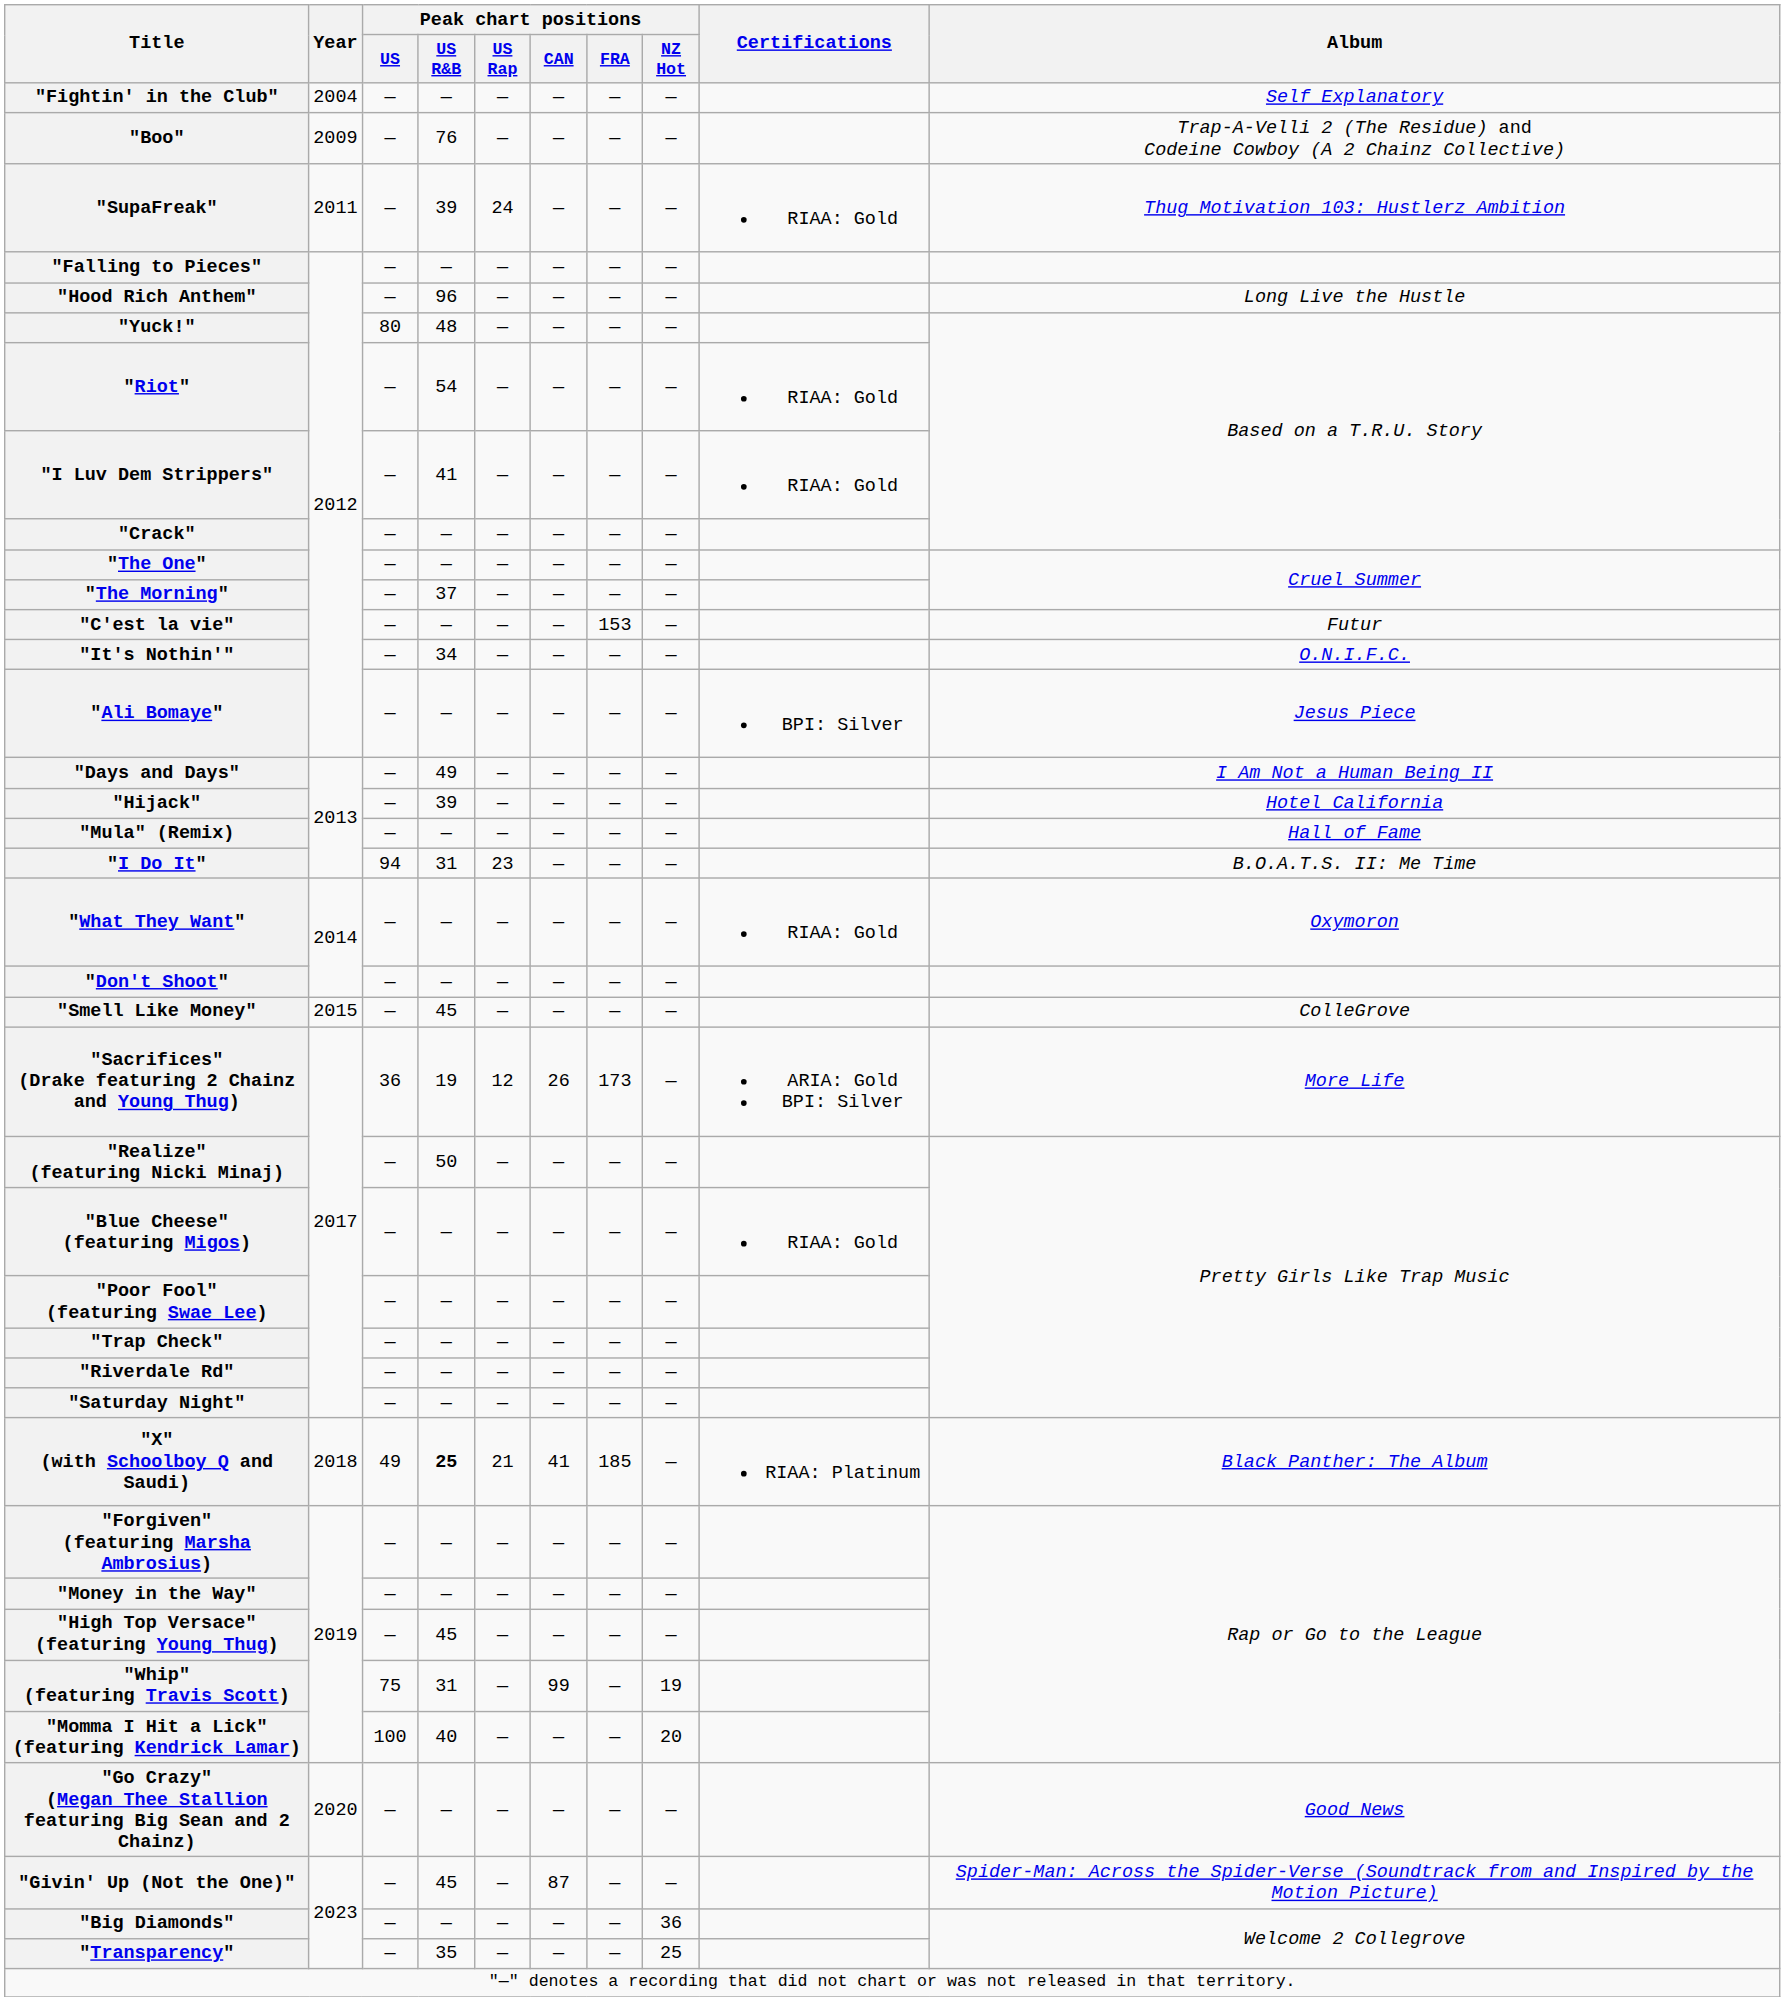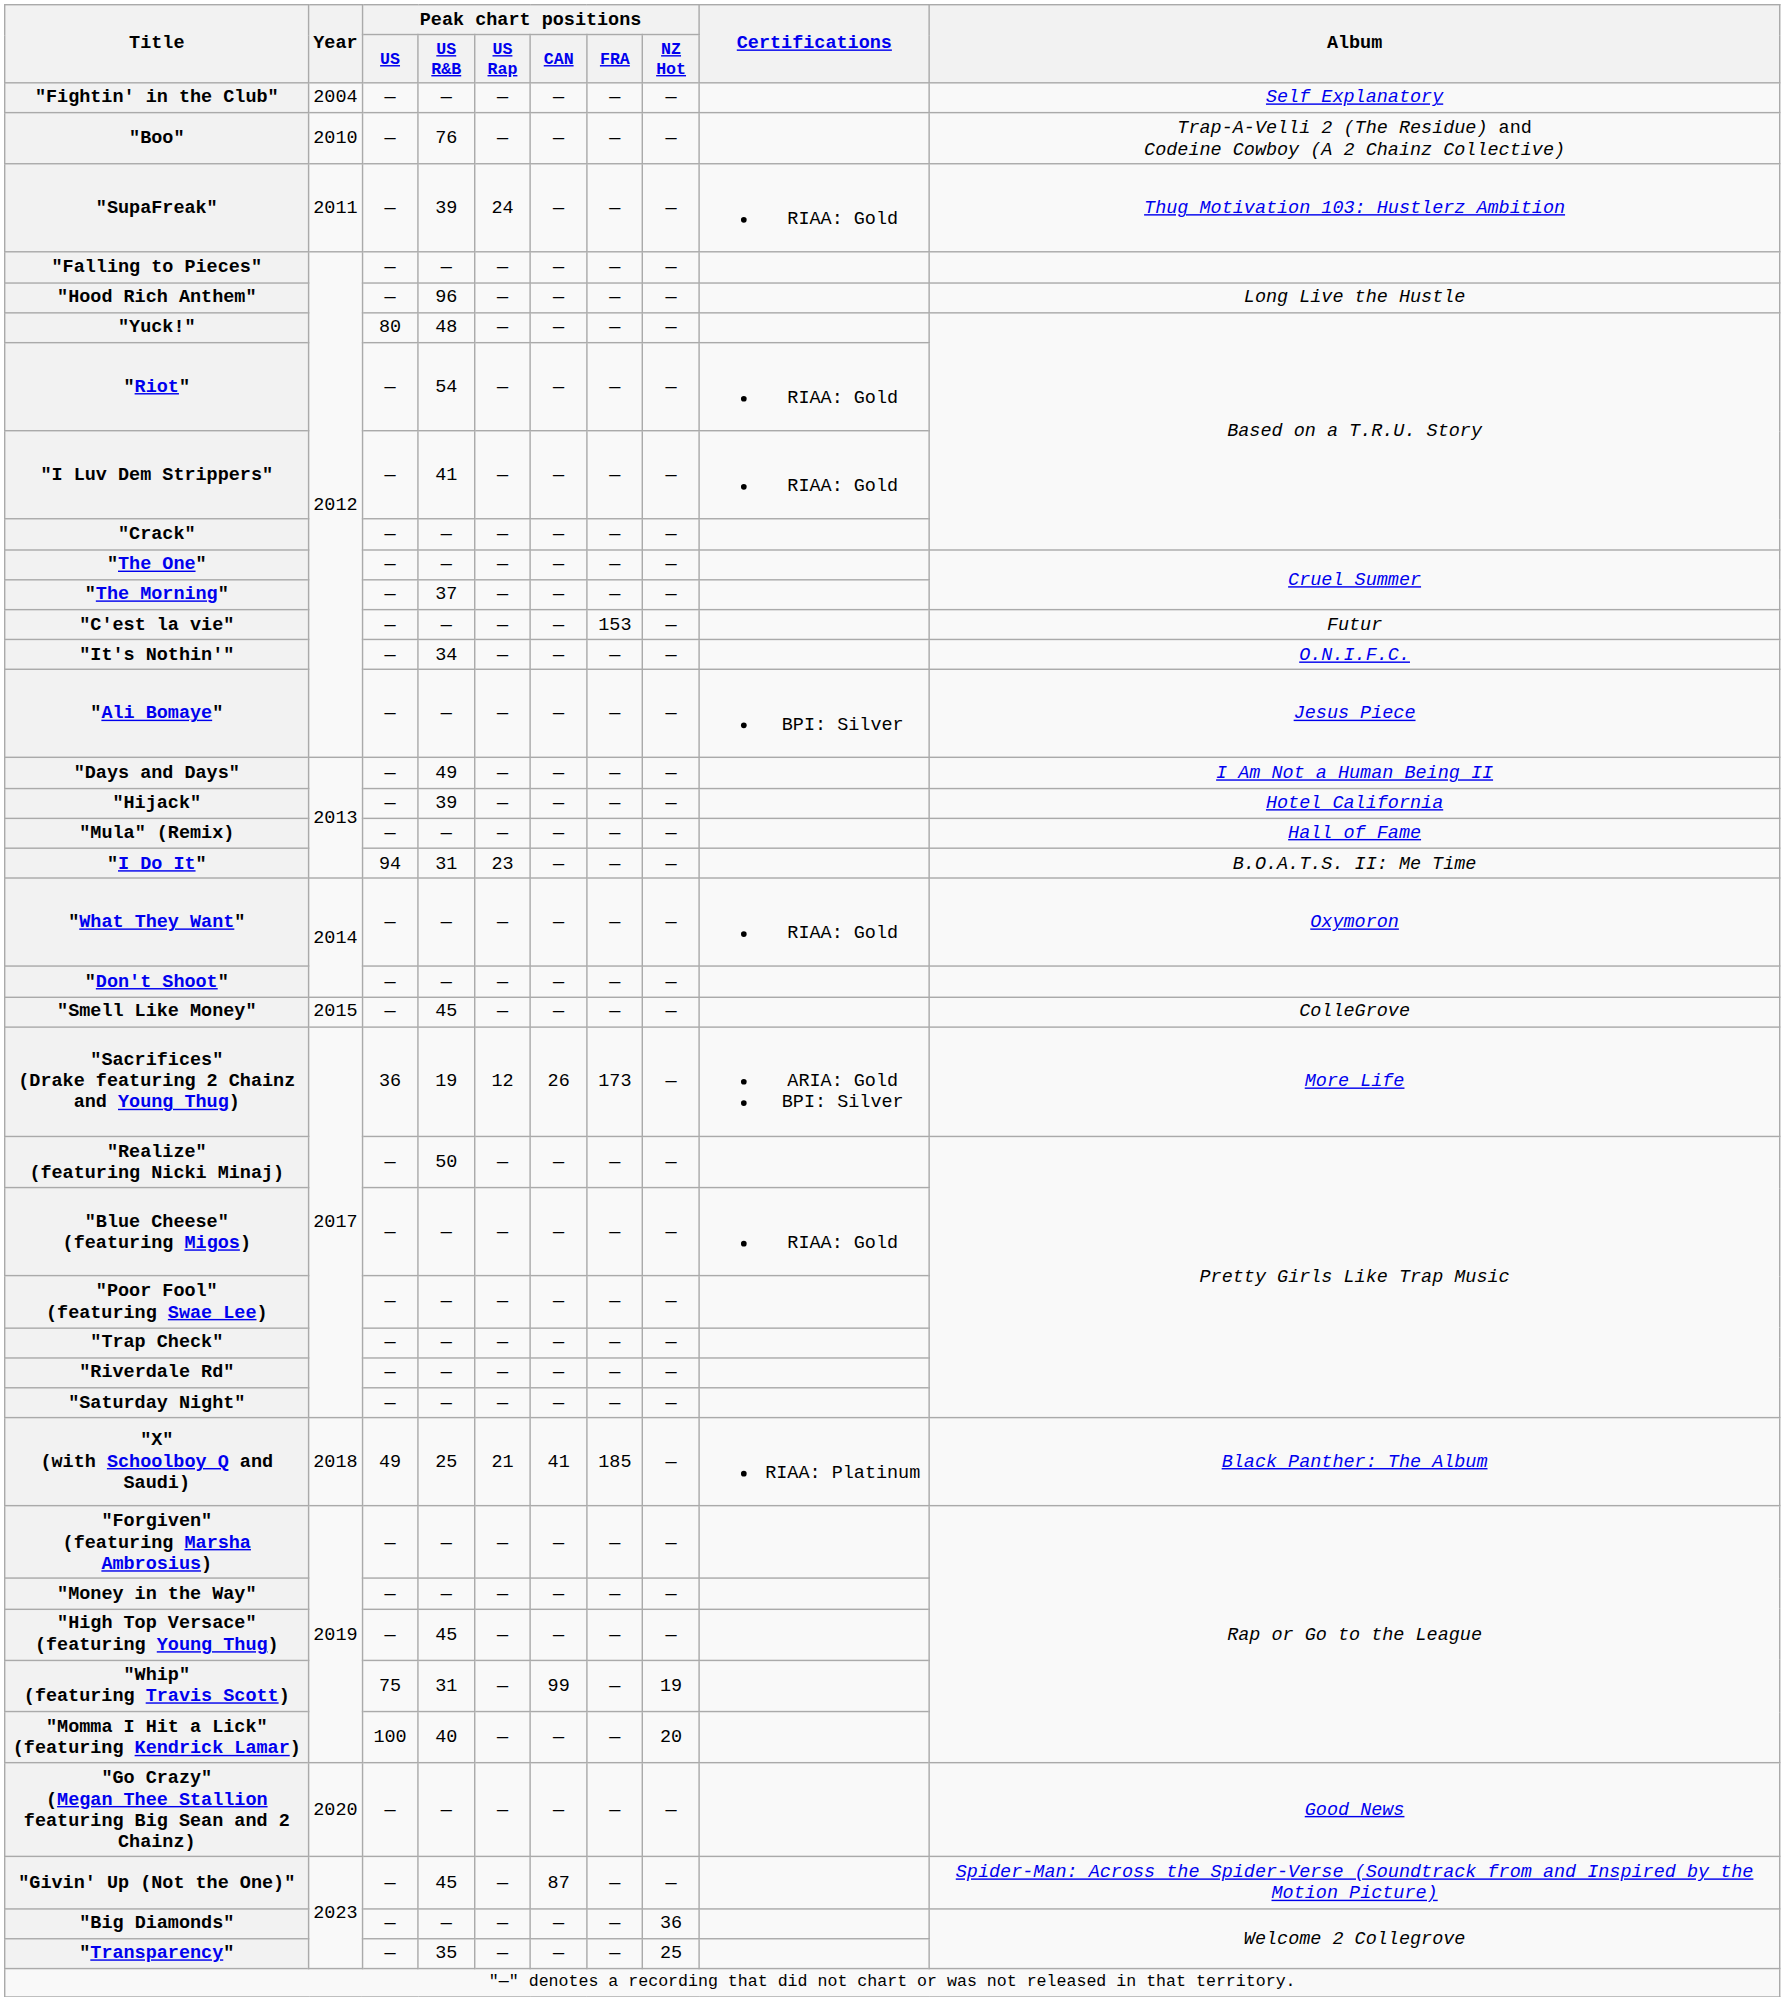(335, 138) 2009 -> (335, 138) 2010
(446, 1462) bold -> (446, 1462) normal
